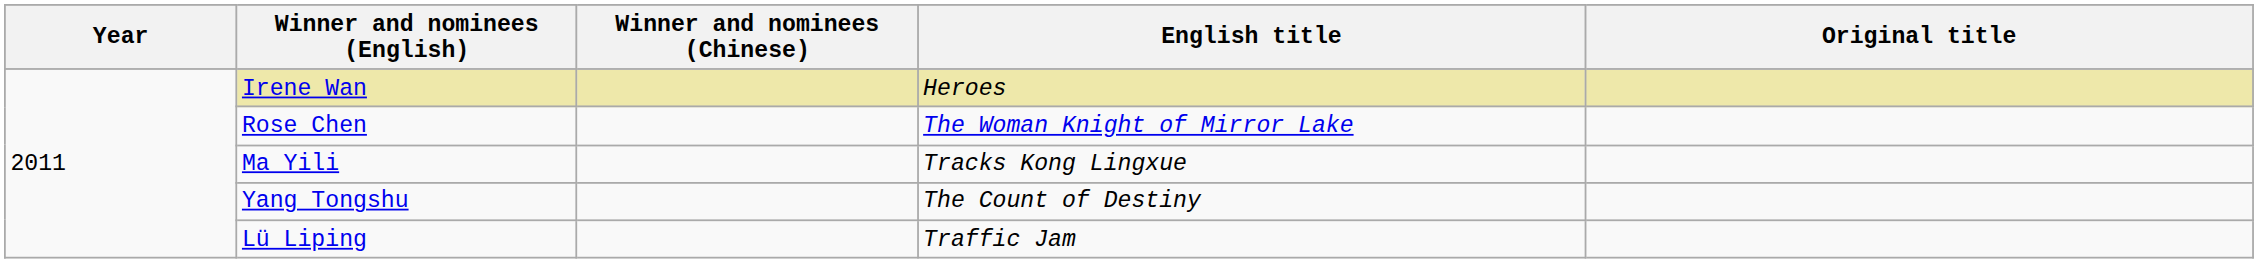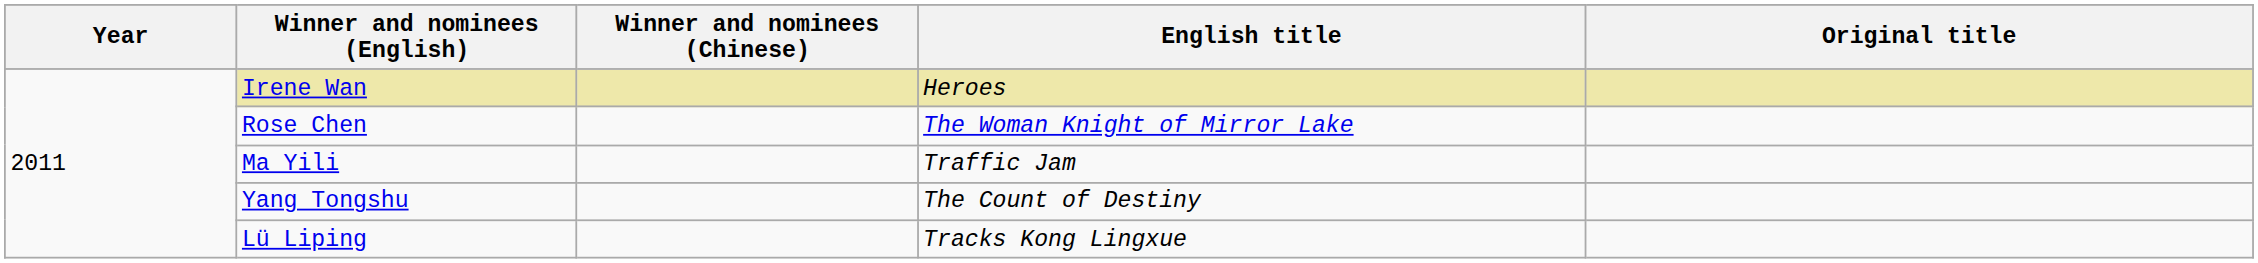(1055, 164) Tracks Kong Lingxue -> (1000, 164) Traffic Jam
(1000, 239) Traffic Jam -> (1055, 239) Tracks Kong Lingxue
